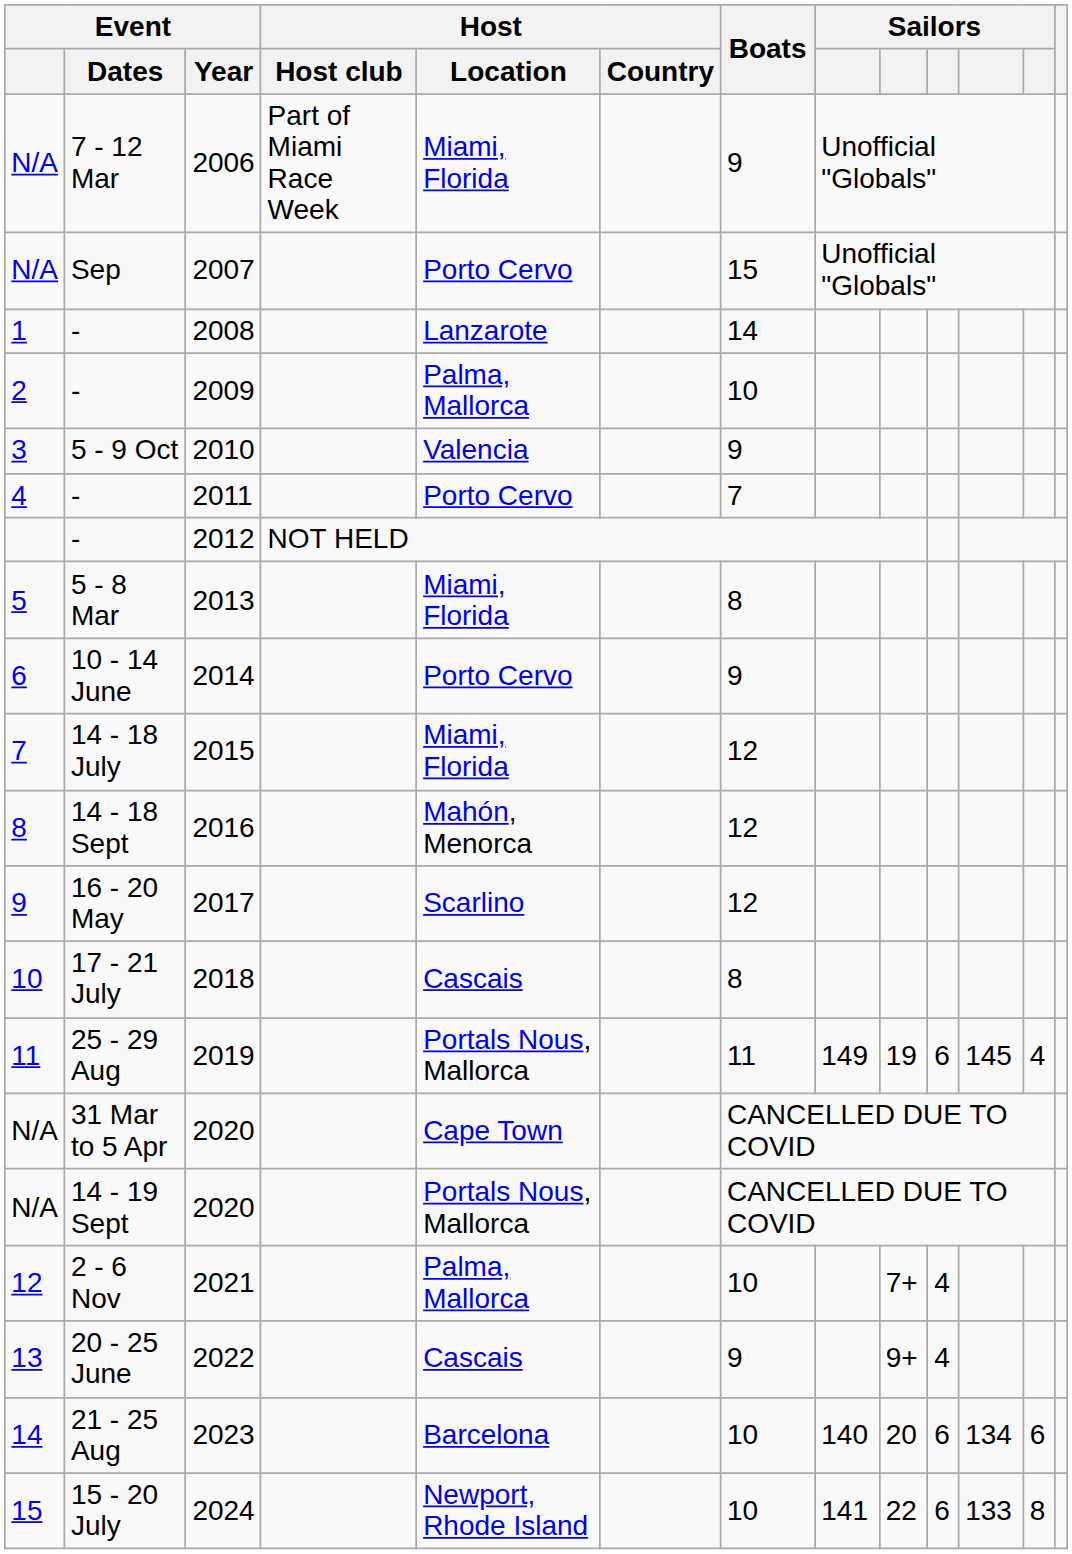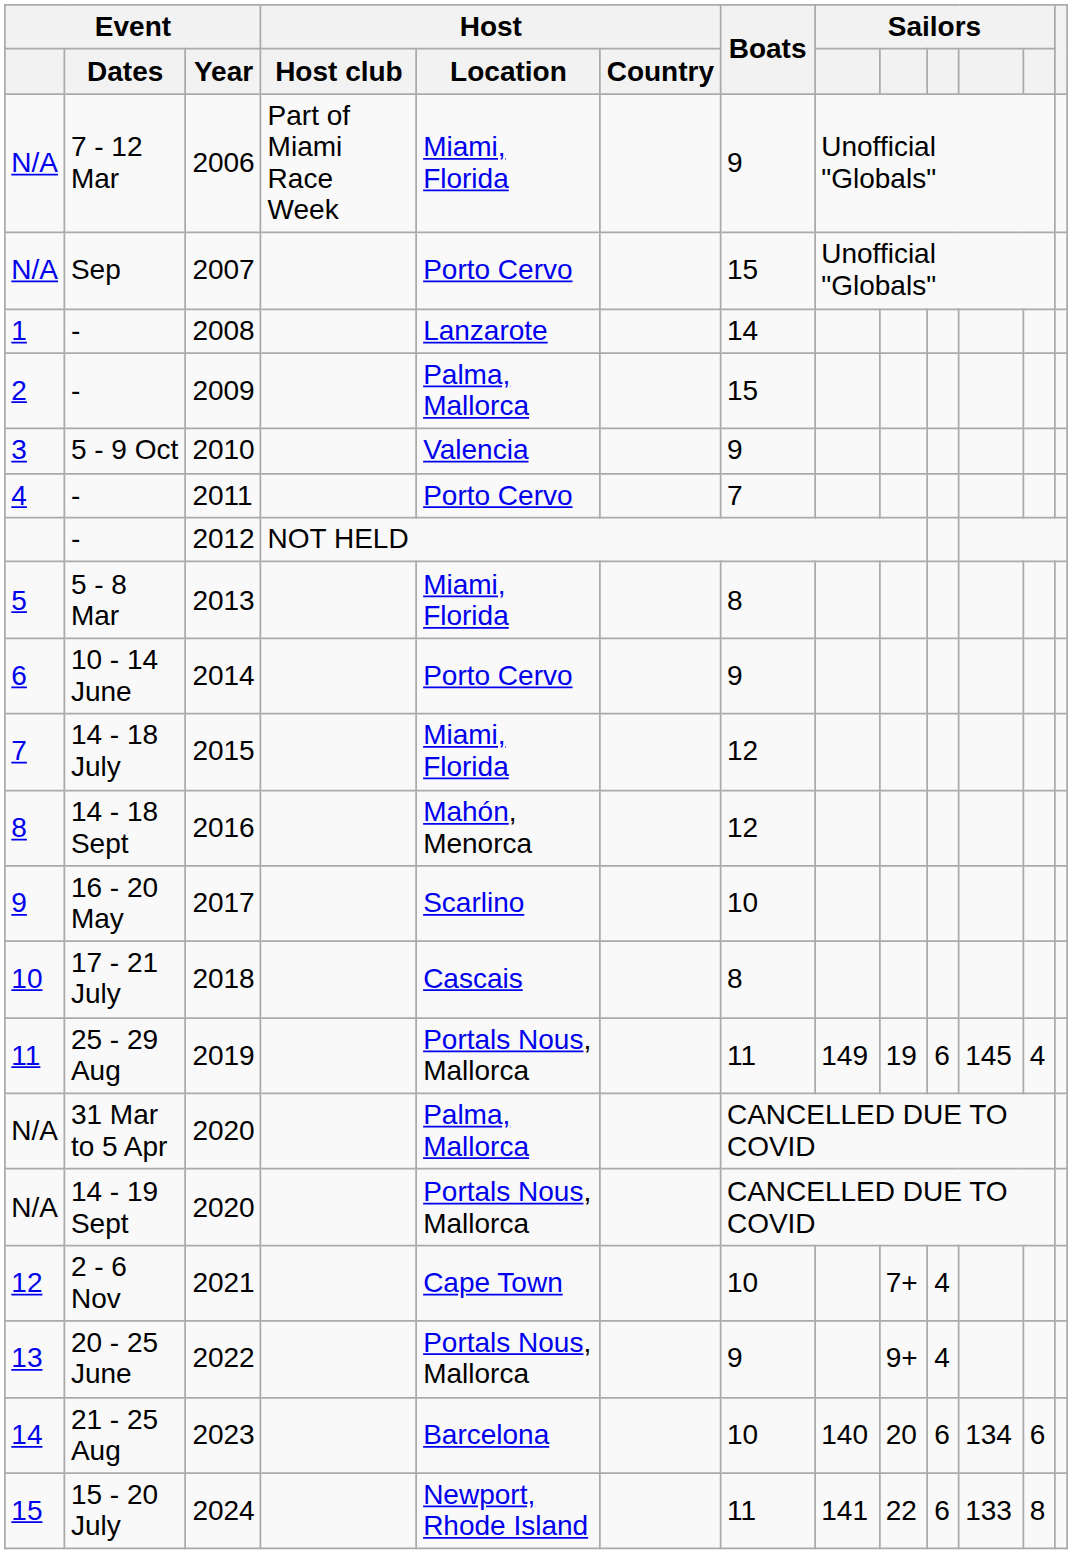(742, 390) 10 -> (742, 390) 15
(742, 903) 12 -> (742, 903) 10
(493, 1130) Cape Town -> (476, 1130) Palma, Mallorca
(476, 1282) Palma, Mallorca -> (493, 1282) Cape Town
(473, 1358) Cascais -> (507, 1358) Portals Nous, Mallorca
(742, 1510) 10 -> (741, 1510) 11
